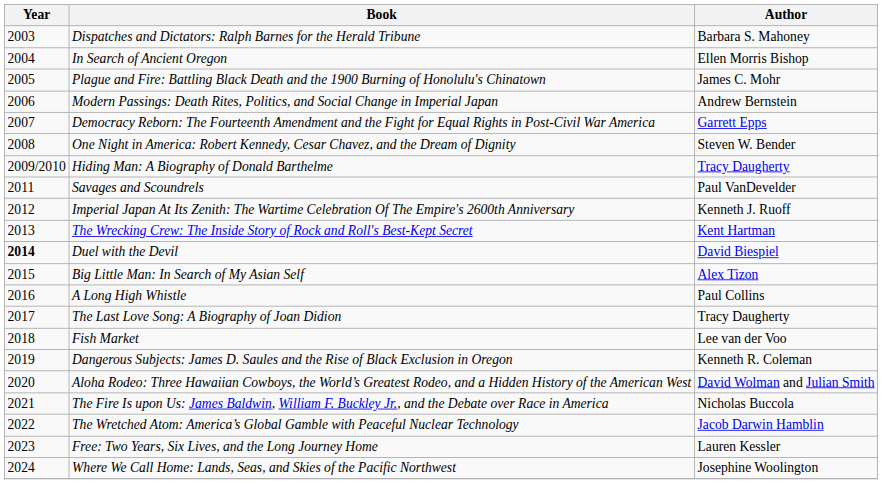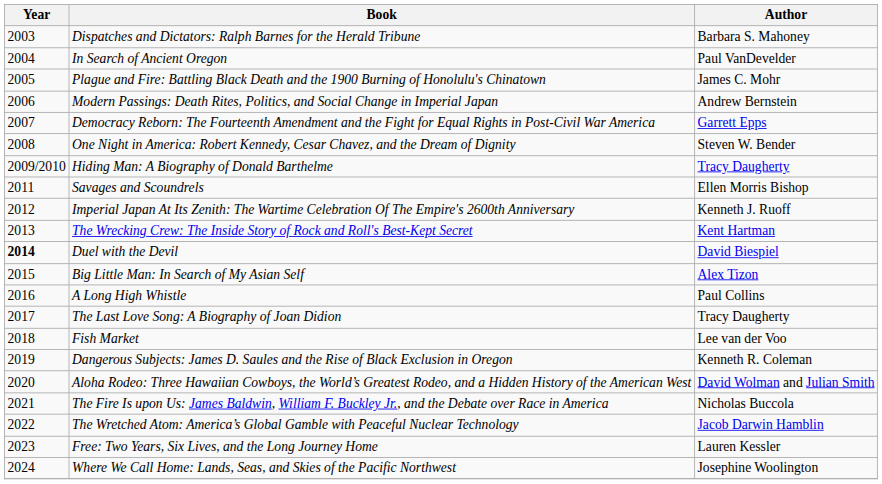(753, 58) Ellen Morris Bishop -> (747, 58) Paul VanDevelder
(747, 187) Paul VanDevelder -> (753, 187) Ellen Morris Bishop
